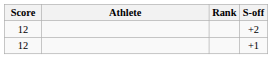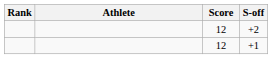columns swapped: (224, 12) <-> (23, 12)
